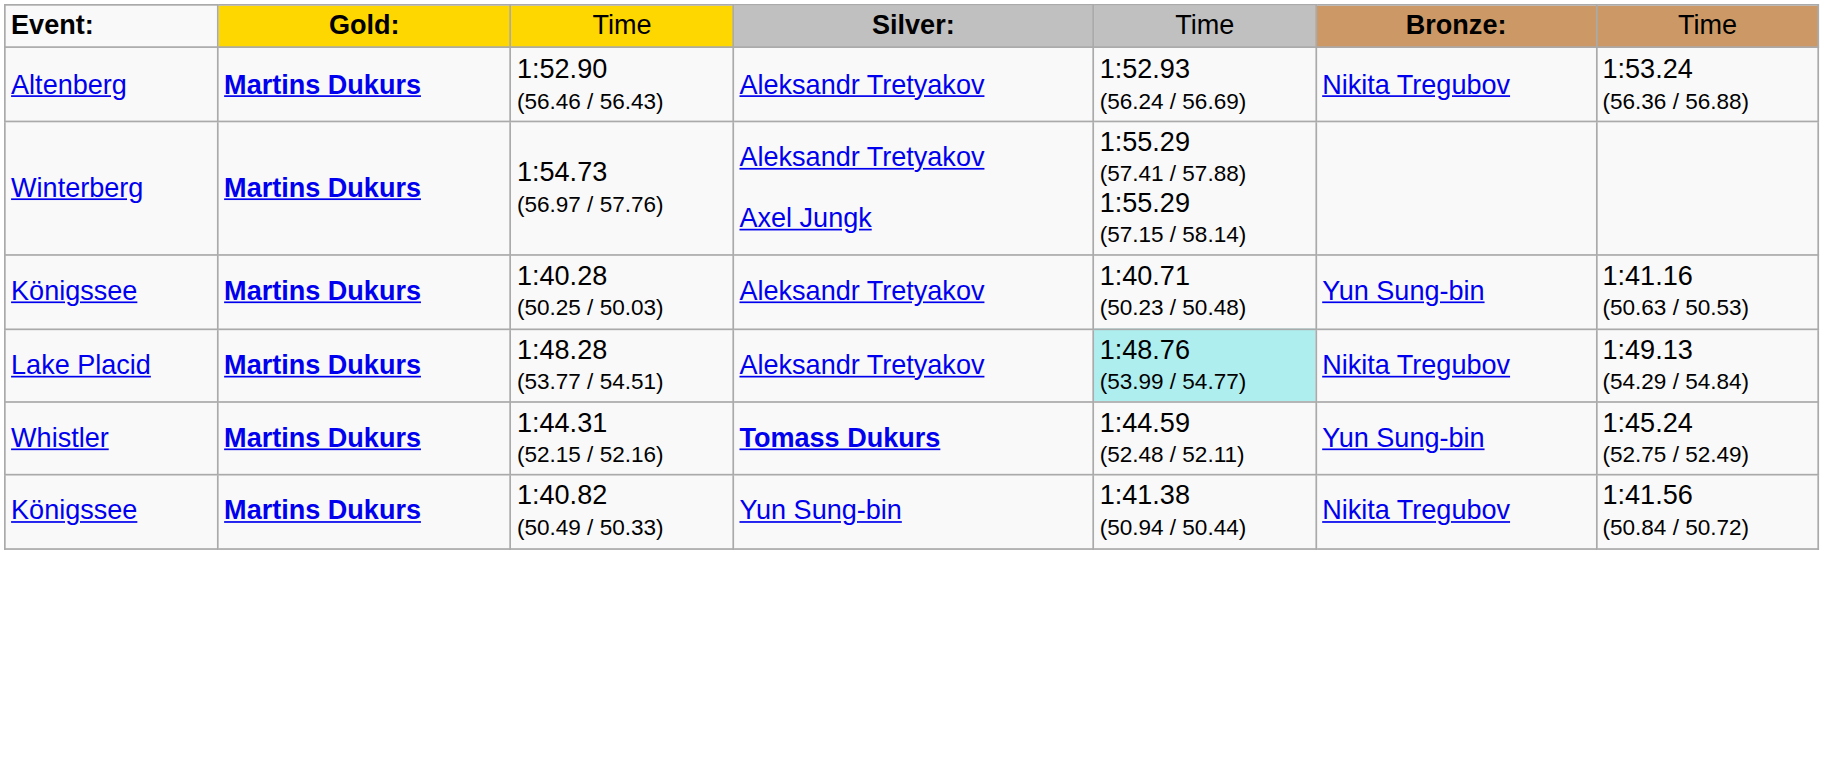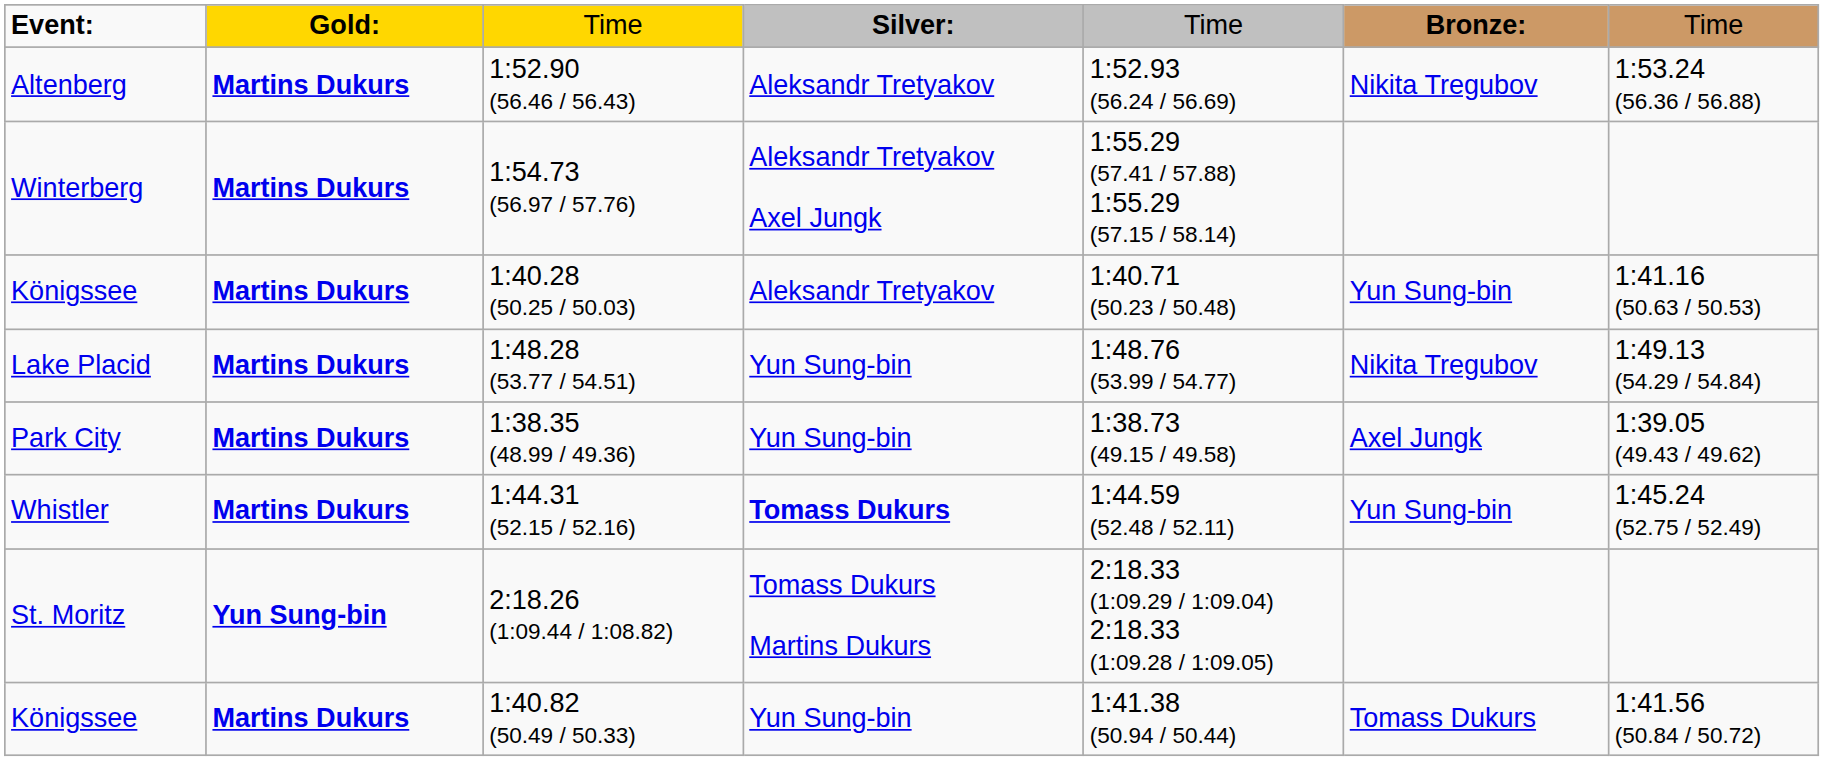(862, 364) Aleksandr Tretyakov -> (830, 364) Yun Sung-bin
(1173, 364) paleturquoise background -> (1163, 364) no background
+ row: (563, 438)
+ row: (581, 615)
(1416, 511) Nikita Tregubov -> (1443, 718) Tomass Dukurs
